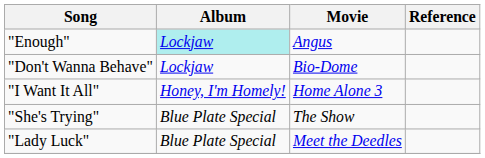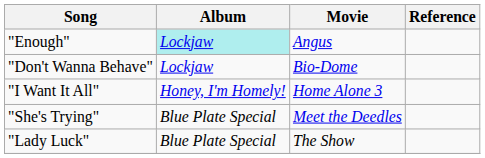(324, 116) The Show -> (347, 116) Meet the Deedles
(347, 141) Meet the Deedles -> (324, 141) The Show
